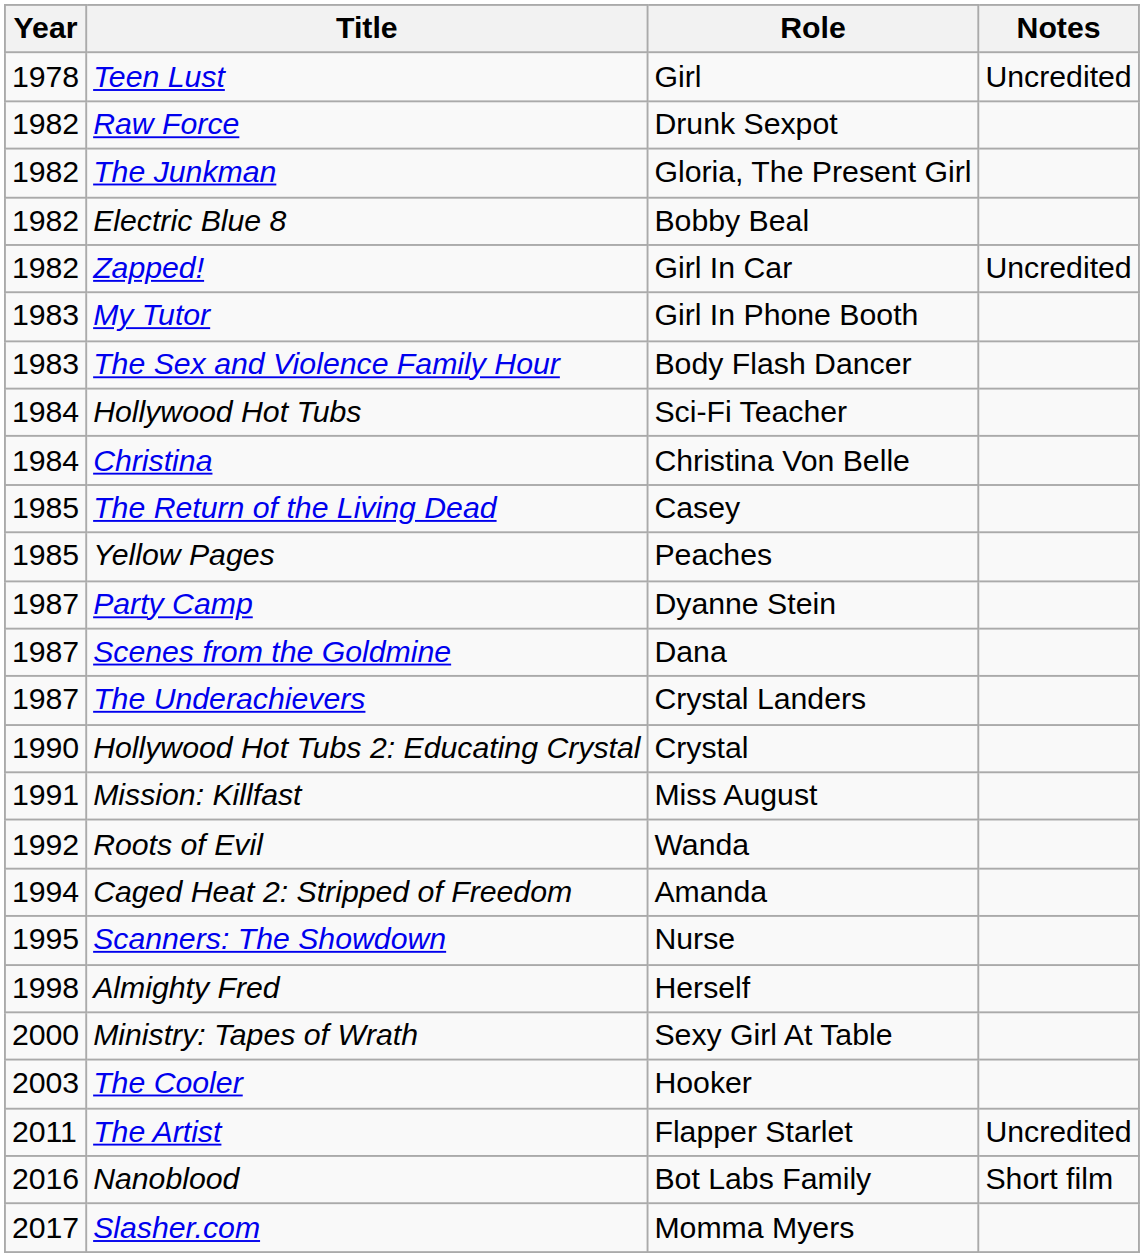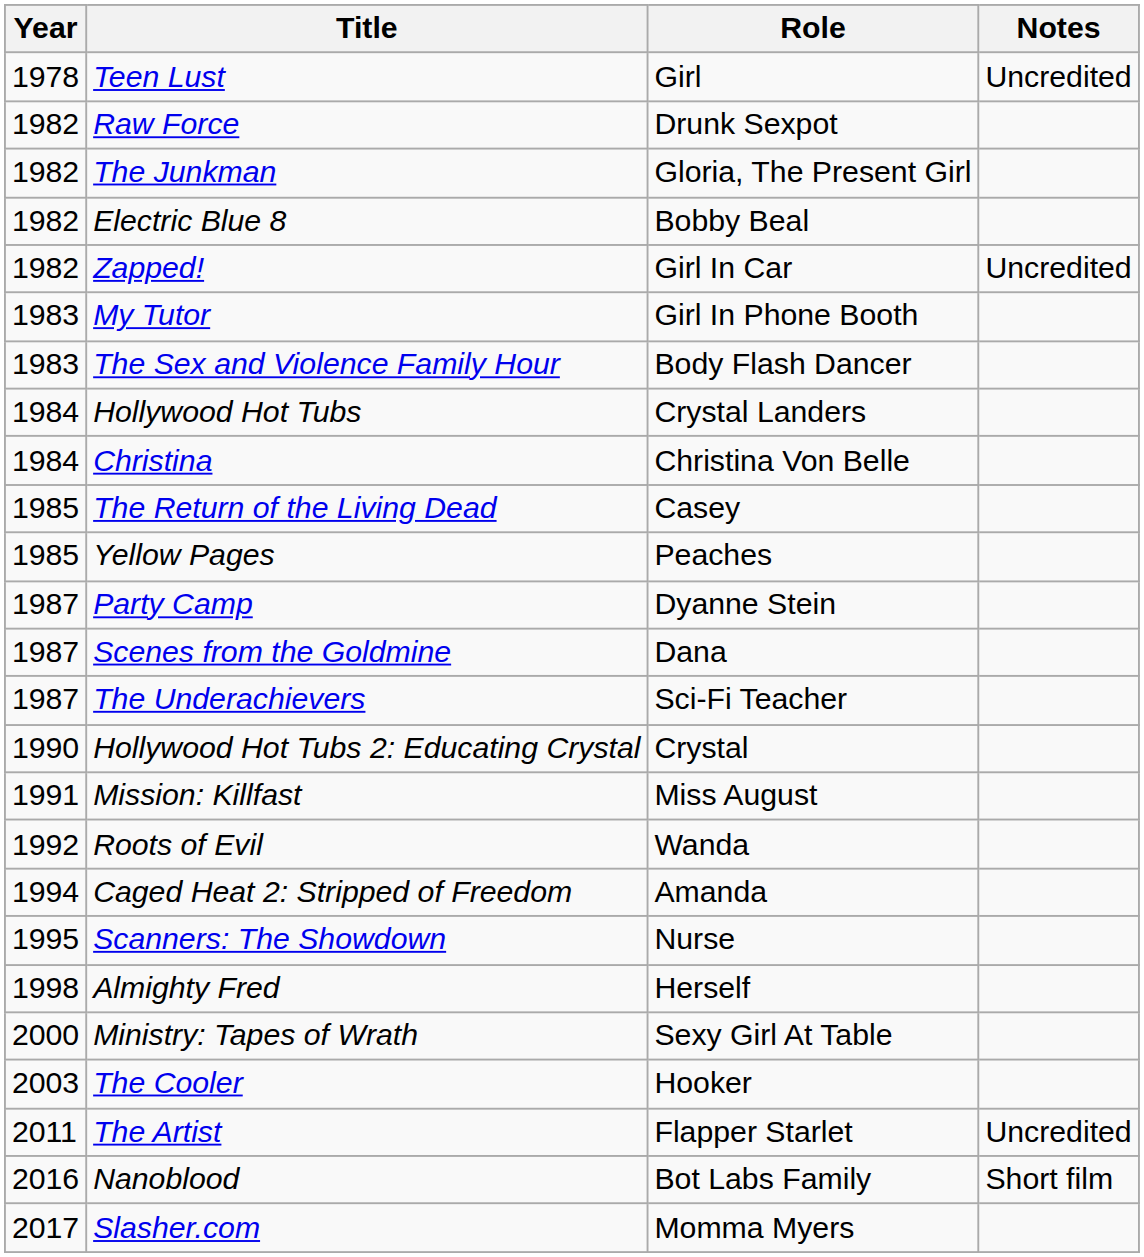(751, 412) Sci-Fi Teacher -> (760, 412) Crystal Landers
(760, 699) Crystal Landers -> (751, 699) Sci-Fi Teacher
